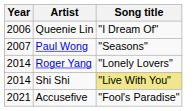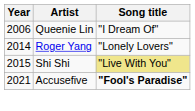- row: (62, 47)
(19, 81) 2014 -> (19, 64) 2015
(139, 98) normal -> (143, 81) bold
